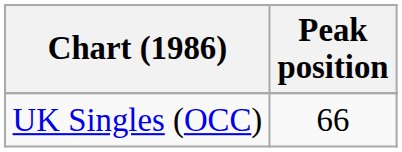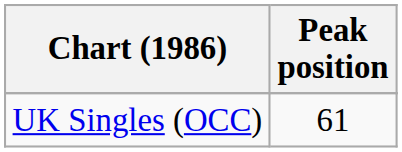(333, 119) 66 -> (333, 119) 61
